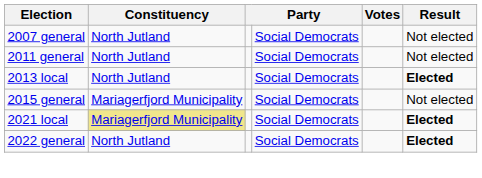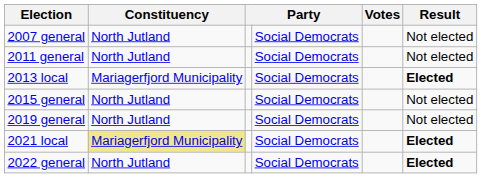(131, 78) North Jutland -> (167, 78) Mariagerfjord Municipality
(167, 99) Mariagerfjord Municipality -> (131, 99) North Jutland
+ row: (46, 120)
